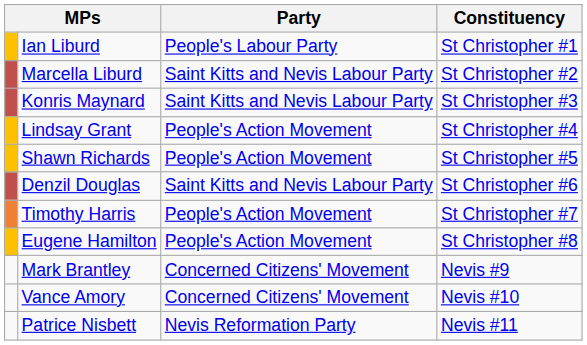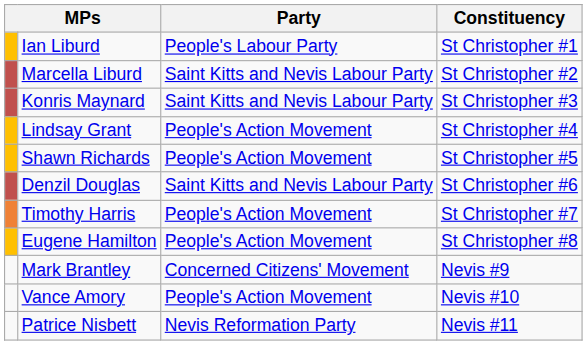(287, 297) Concerned Citizens' Movement -> (268, 297) People's Action Movement
